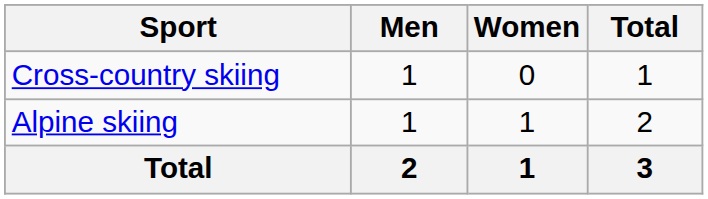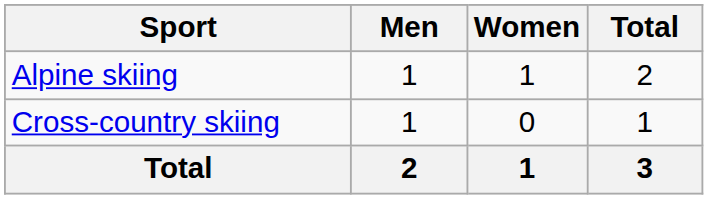rows swapped: (95, 121) <-> (146, 74)
